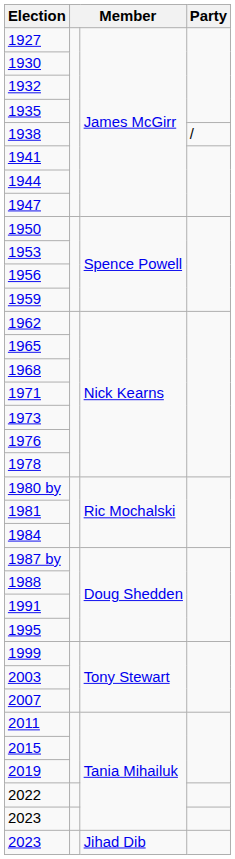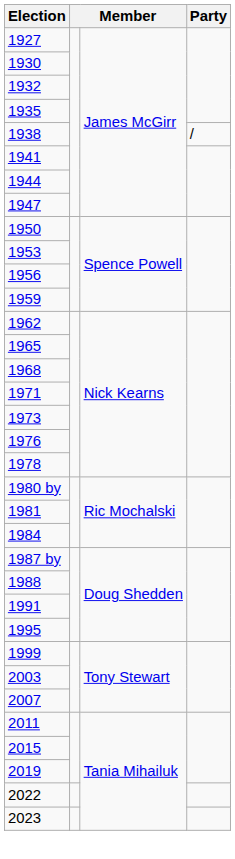- row: (24, 842)
